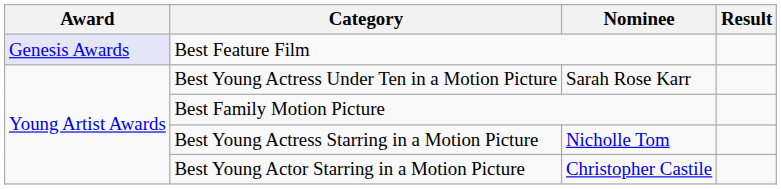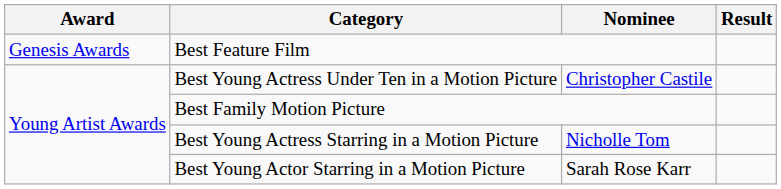(69, 49) lavender background -> (69, 49) no background
(628, 79) Sarah Rose Karr -> (639, 79) Christopher Castile
(639, 169) Christopher Castile -> (628, 169) Sarah Rose Karr
